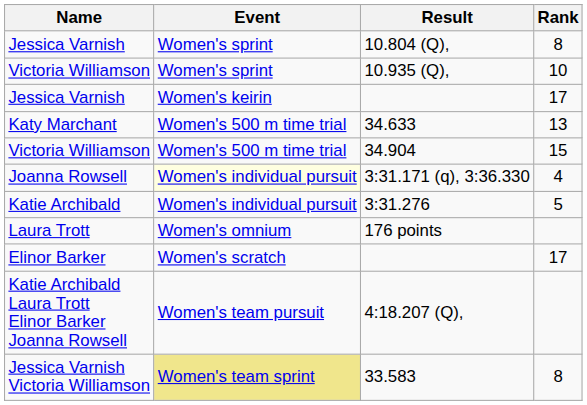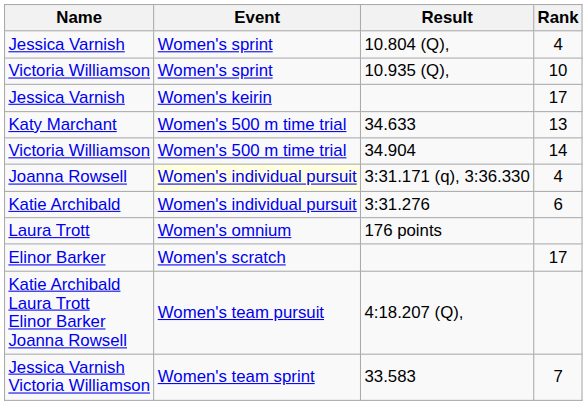(558, 44) 8 -> (558, 44) 4
(558, 151) 15 -> (558, 151) 14
(558, 204) 5 -> (558, 204) 6
(236, 377) khaki background -> (236, 377) no background
(558, 377) 8 -> (558, 377) 7
